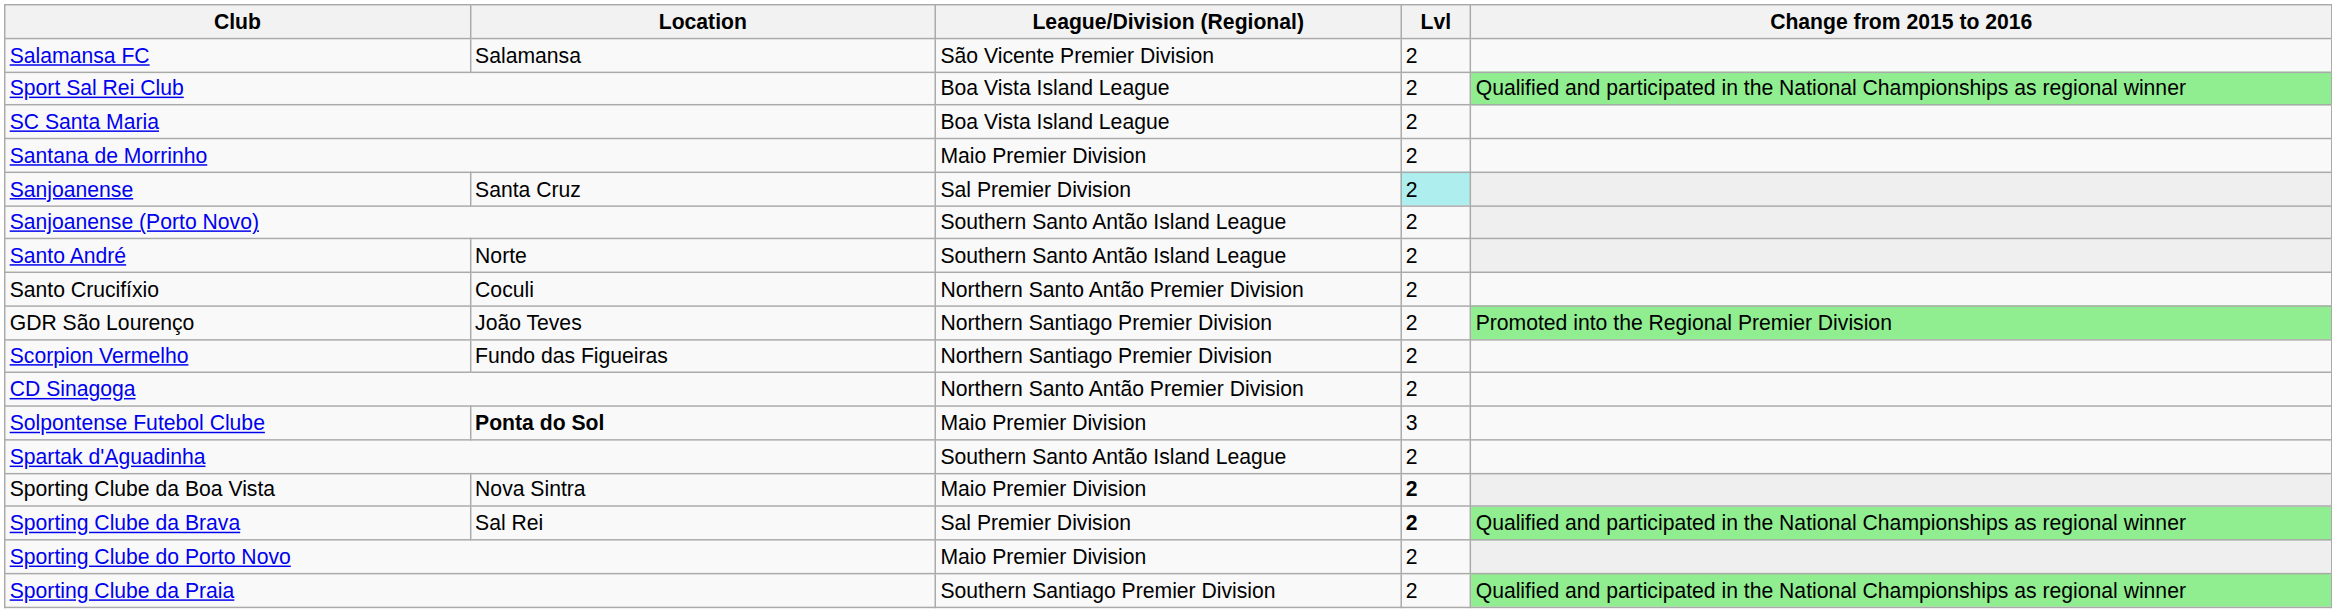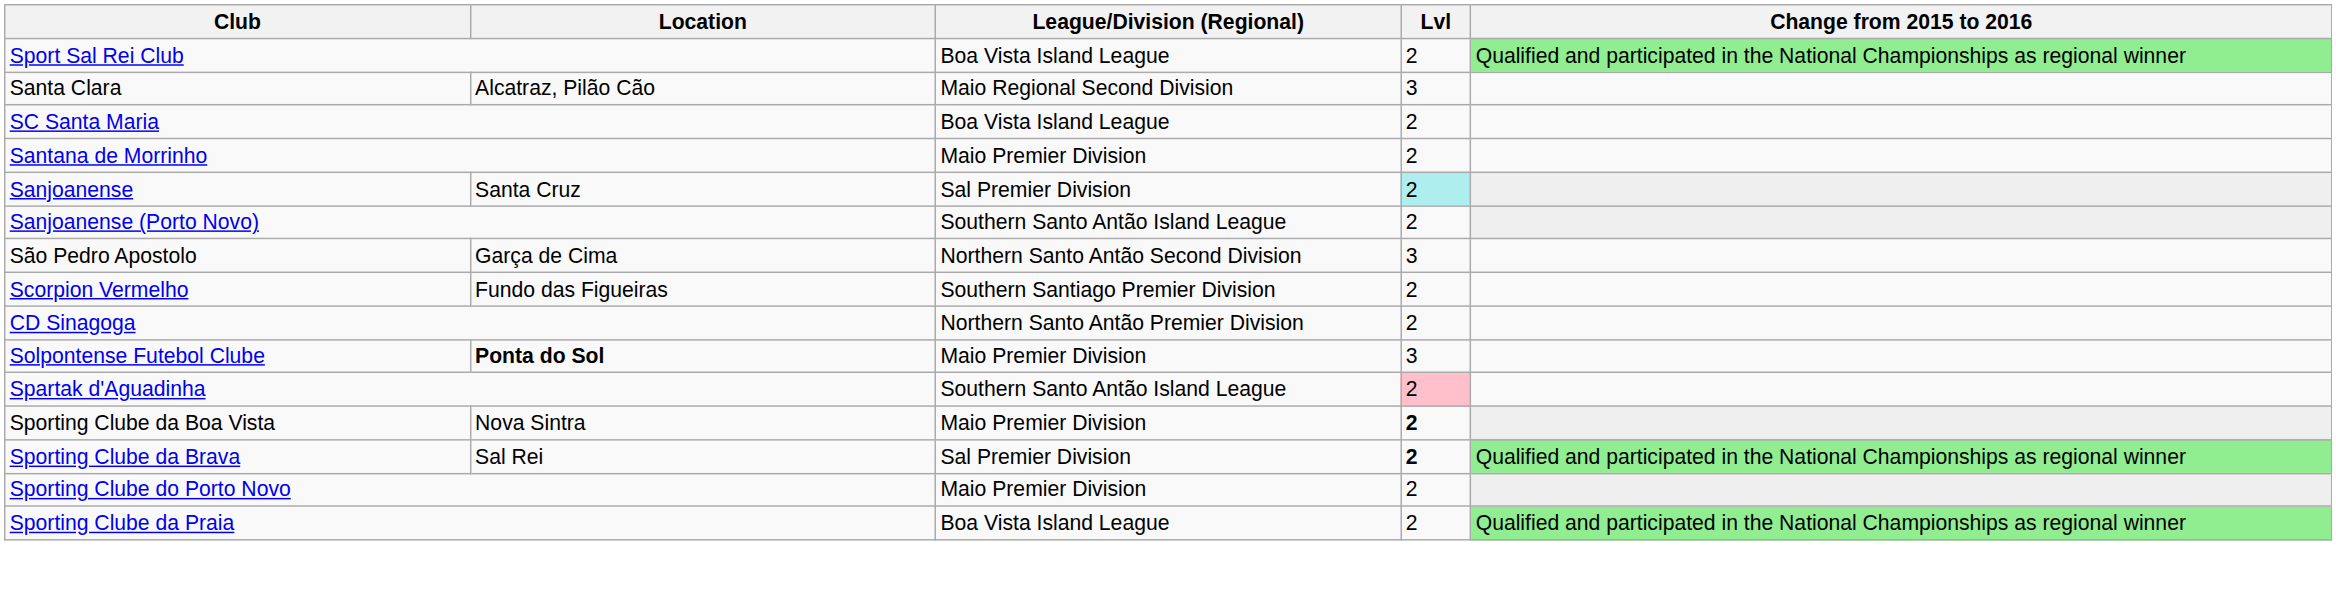- row: (80, 55)
+ row: (66, 89)
- row: (68, 256)
- row: (84, 289)
- row: (102, 323)
+ row: (103, 256)
(1106, 356) Northern Santiago Premier Division -> (1108, 289) Southern Santiago Premier Division
(1412, 457) no background -> (1412, 390) pink background
(1108, 590) Southern Santiago Premier Division -> (1055, 523) Boa Vista Island League
